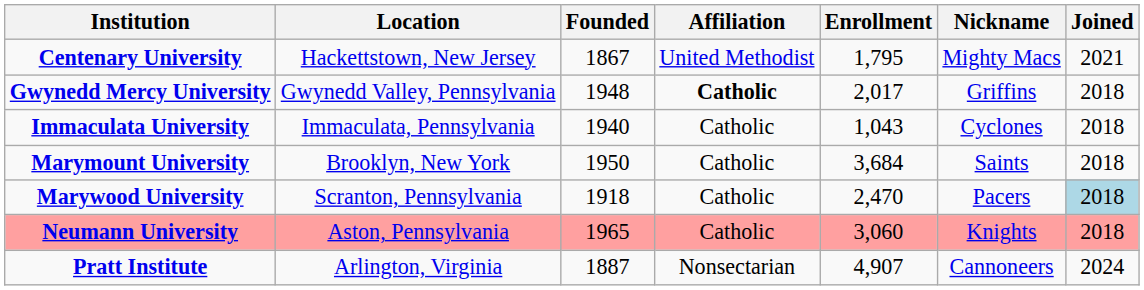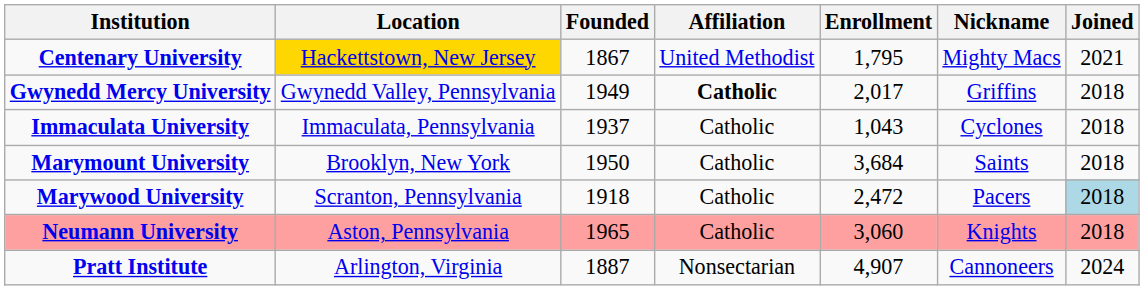(418, 57) no background -> (418, 57) gold background
(607, 92) 1948 -> (607, 92) 1949
(607, 127) 1940 -> (607, 127) 1937
(878, 197) 2,470 -> (878, 197) 2,472
